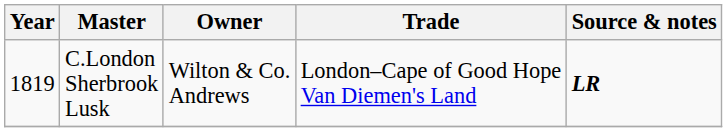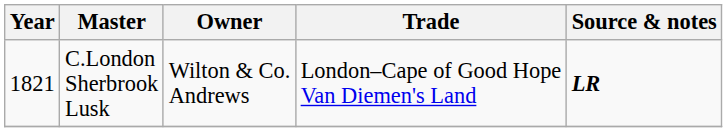(32, 82) 1819 -> (32, 82) 1821
